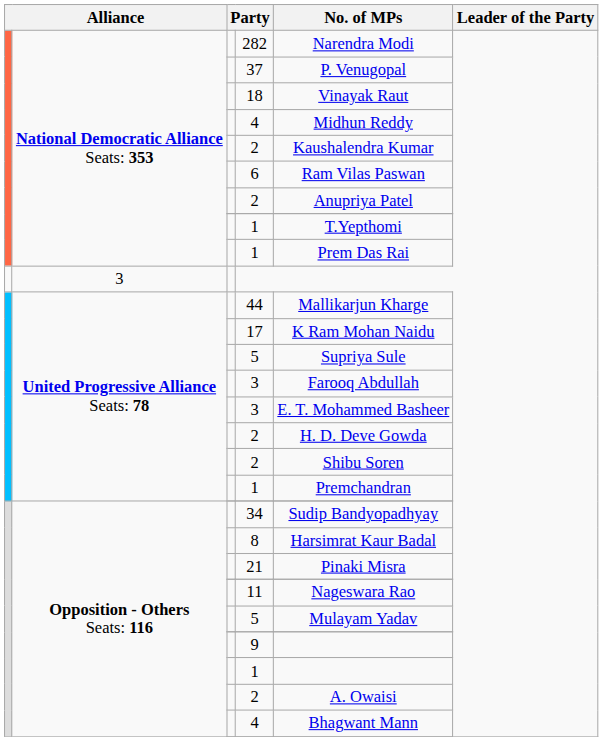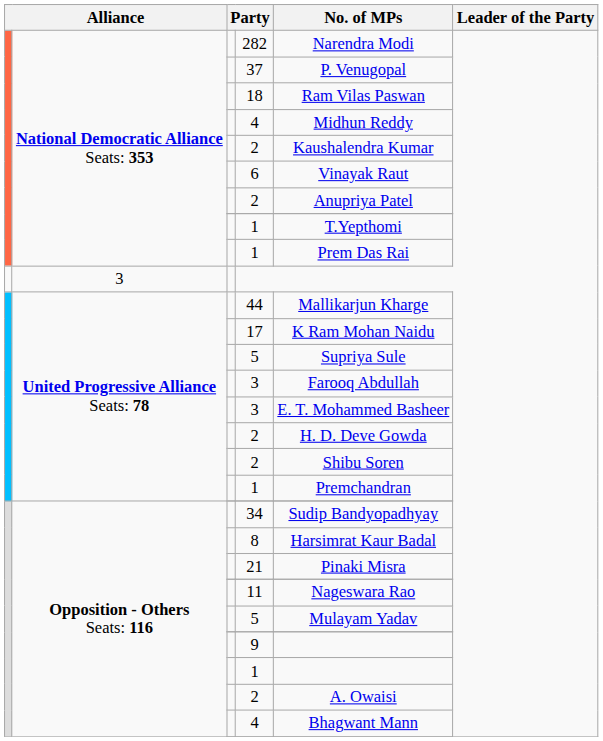(363, 95) Vinayak Raut -> (363, 95) Ram Vilas Paswan
(363, 174) Ram Vilas Paswan -> (363, 174) Vinayak Raut
